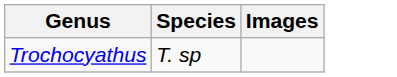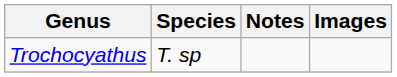+ column: (275, 21)
